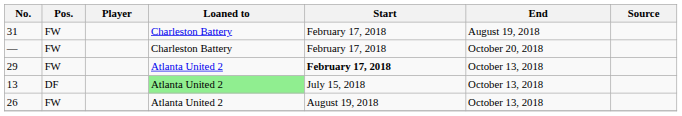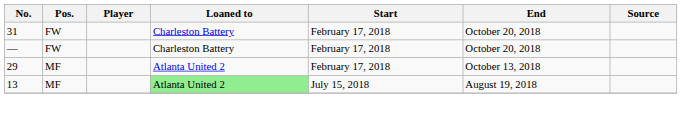(504, 31) August 19, 2018 -> (503, 31) October 20, 2018
(53, 66) FW -> (53, 66) MF
(349, 66) bold -> (350, 66) normal
(52, 84) DF -> (53, 84) MF
(506, 84) October 13, 2018 -> (501, 84) August 19, 2018
- row: (12, 102)
